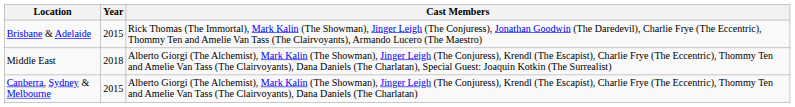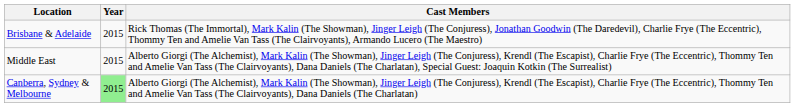(113, 61) 2018 -> (113, 61) 2015
(113, 88) no background -> (113, 88) lightgreen background
